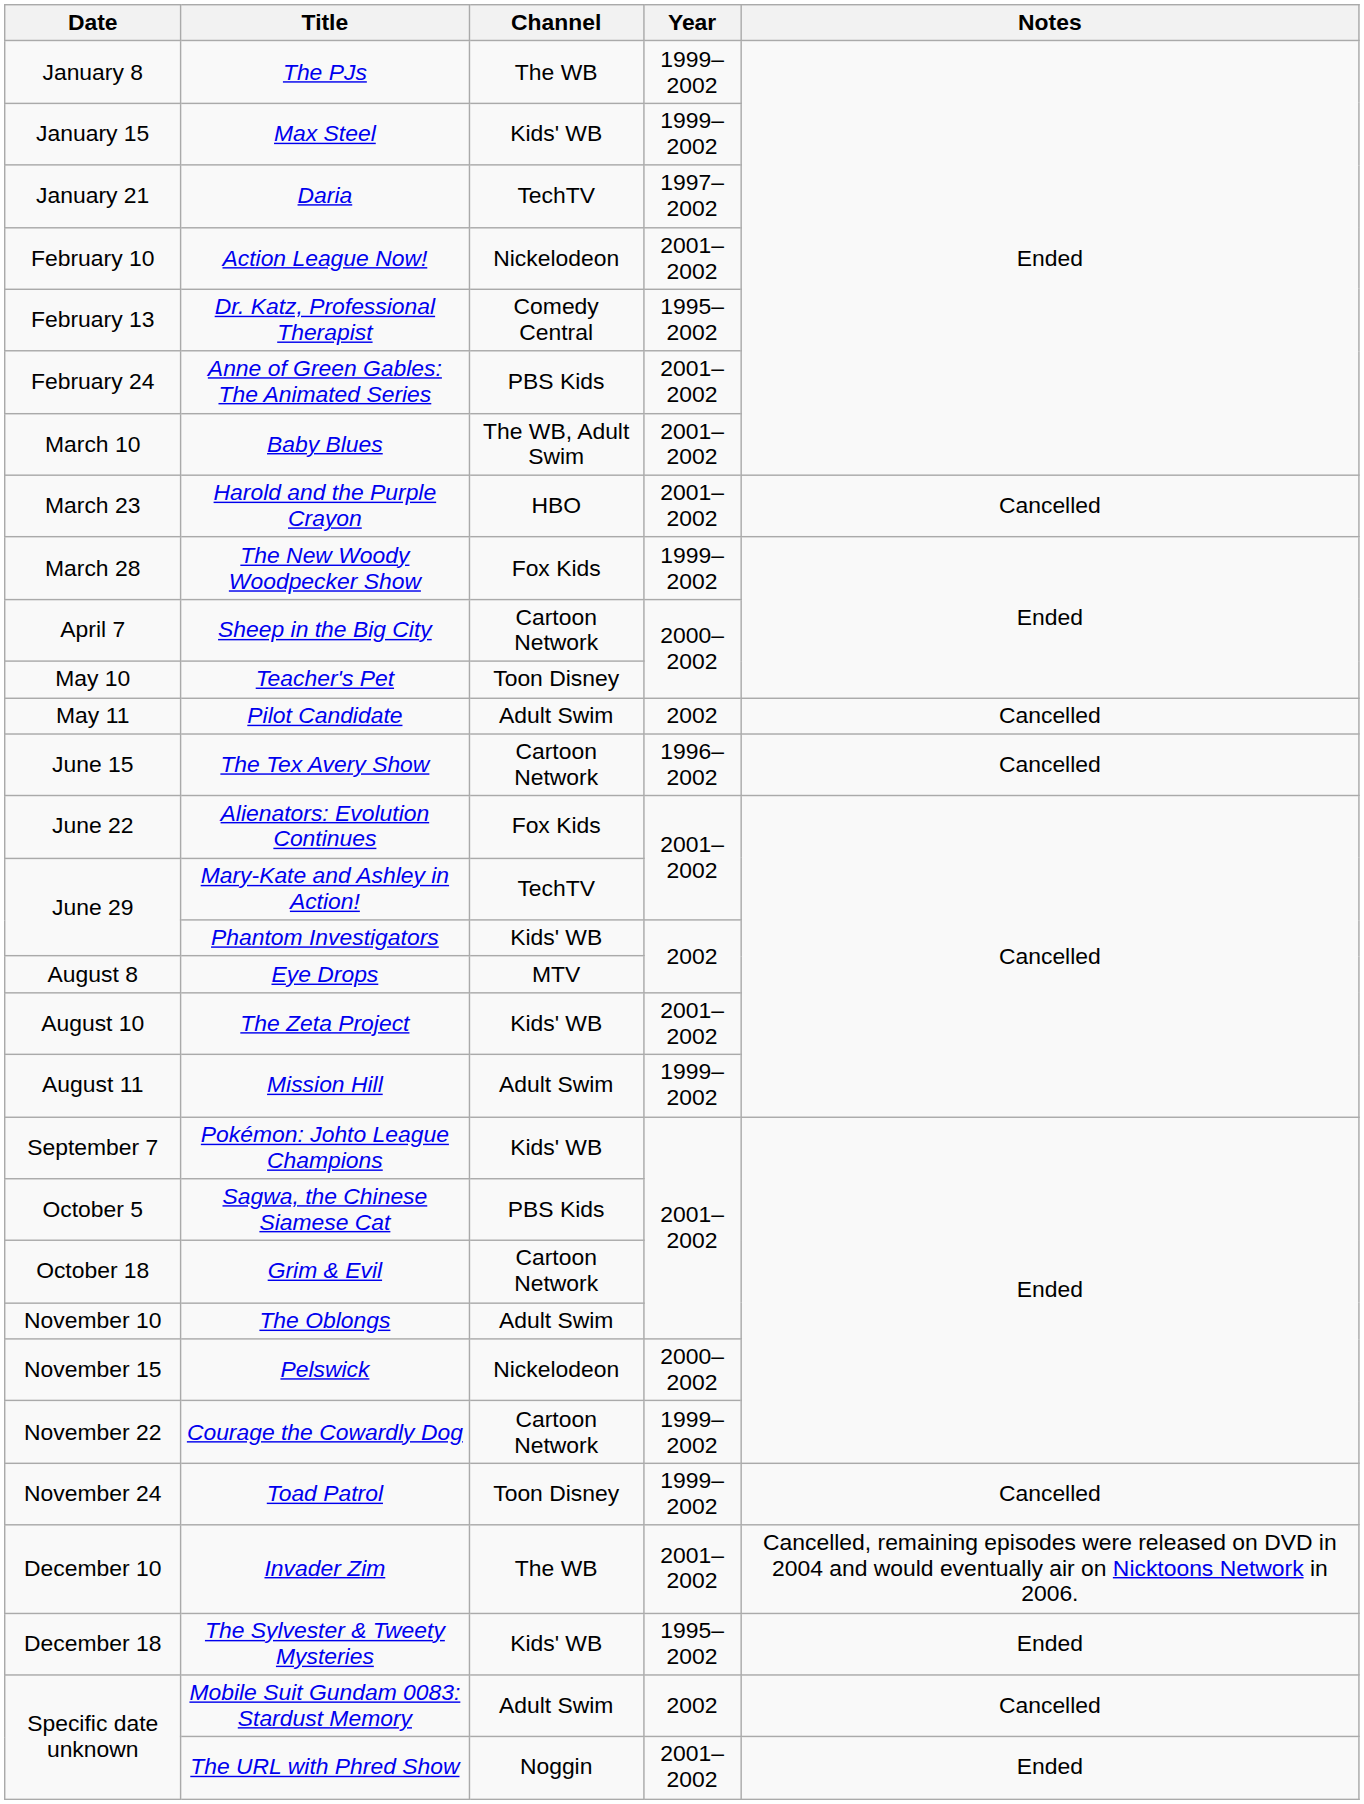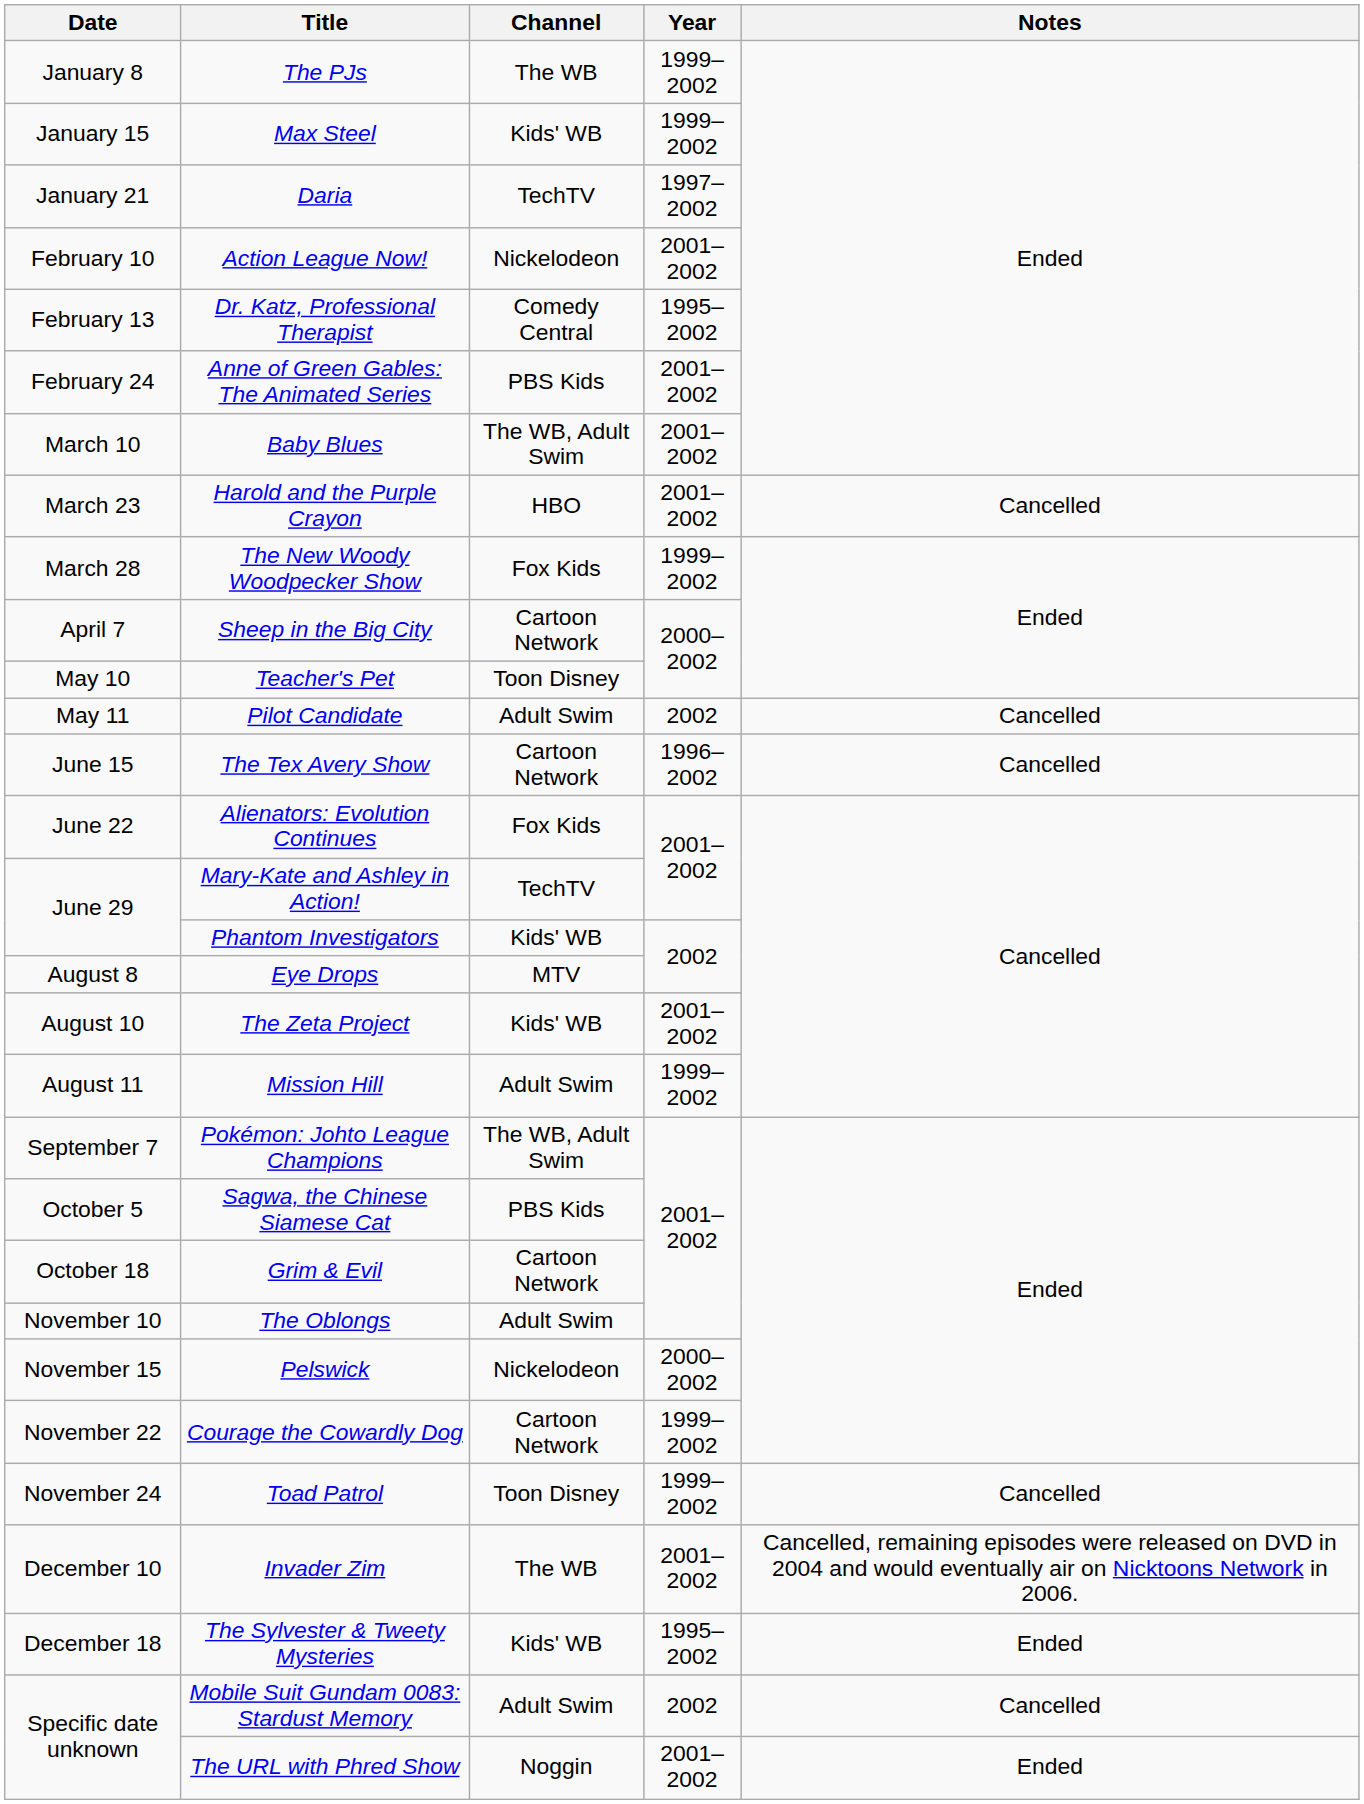(556, 1147) Kids' WB -> (556, 1147) The WB, Adult Swim
